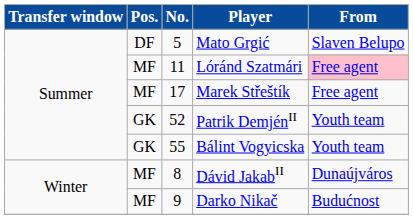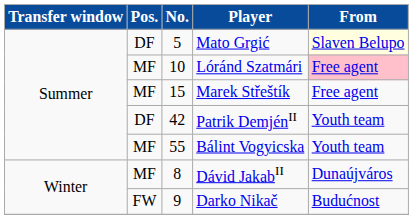(358, 42) no background -> (358, 42) lightyellow background
(177, 67) 11 -> (177, 67) 10
(177, 92) 17 -> (177, 92) 15
(144, 119) GK -> (144, 119) DF
(177, 119) 52 -> (177, 119) 42
(144, 146) GK -> (144, 146) MF
(144, 201) MF -> (144, 201) FW
